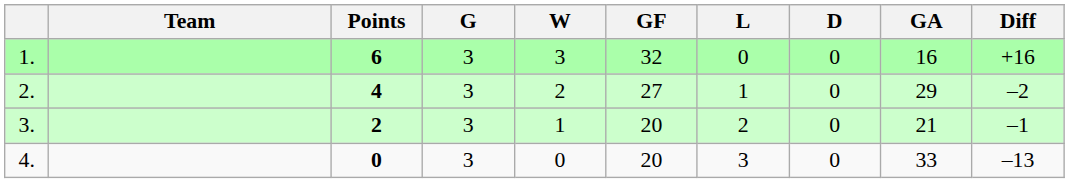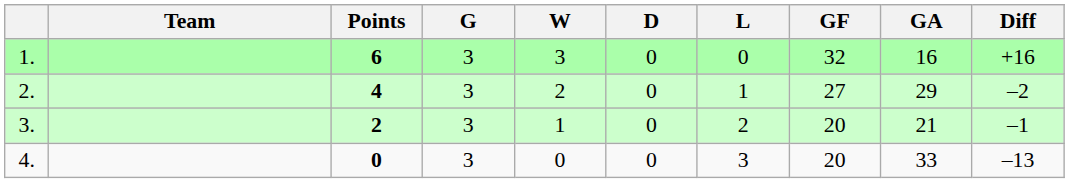columns swapped: (835, 21) <-> (651, 21)
